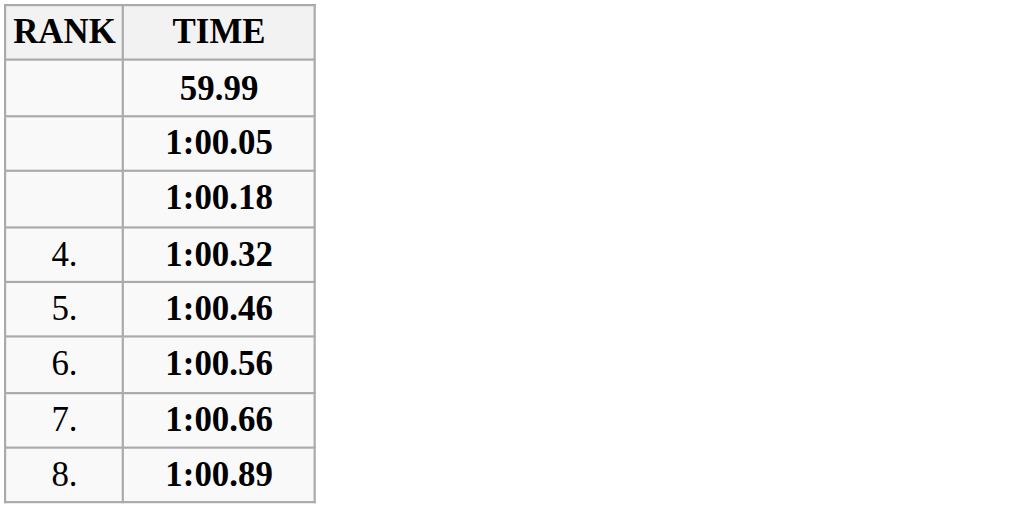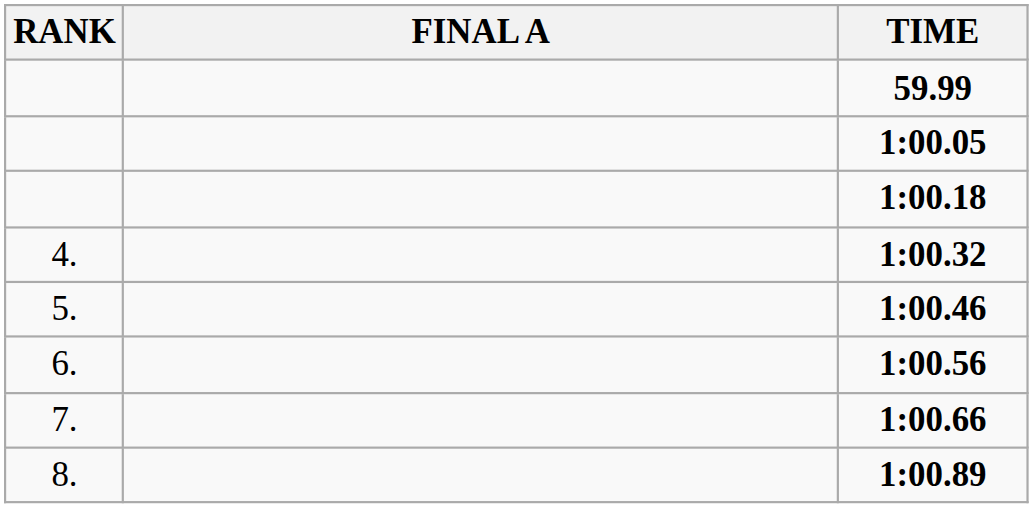+ column: (481, 32)
